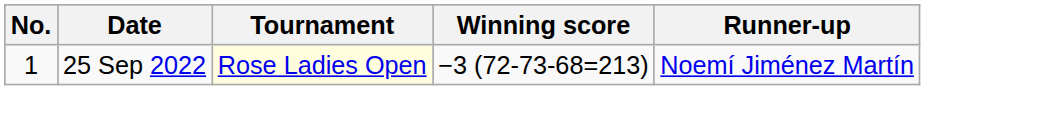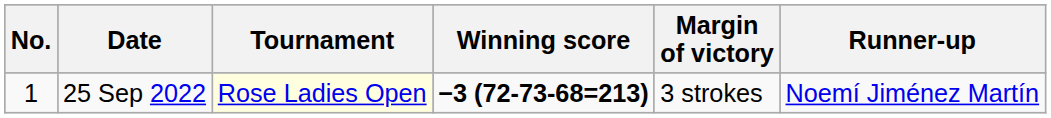+ column: (717, 39)
(543, 65) normal -> (543, 93) bold
